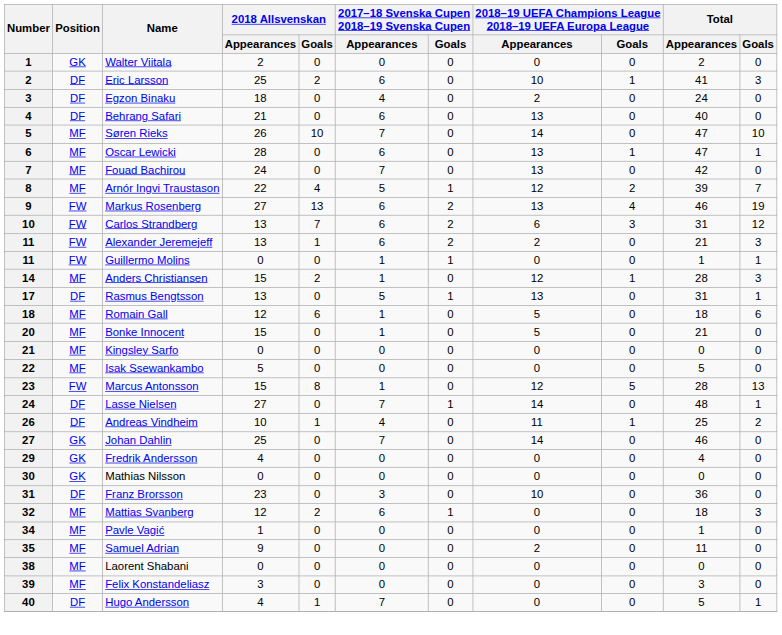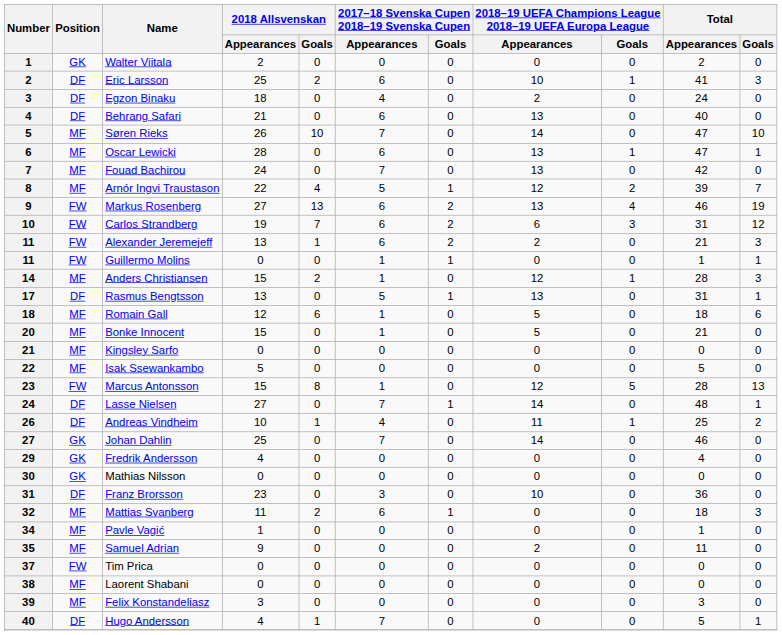(260, 224) 13 -> (260, 224) 19
(260, 512) 12 -> (260, 512) 11
+ row: (129, 566)
